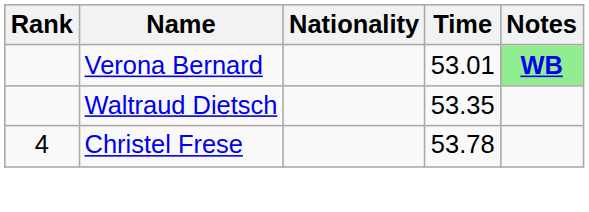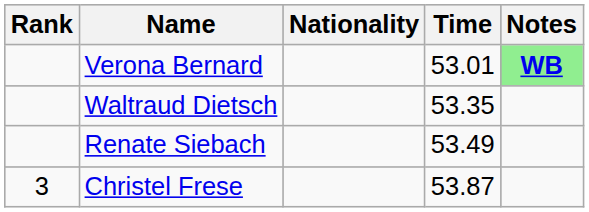+ row: (175, 145)
(42, 145) 4 -> (42, 186) 3
(463, 145) 53.78 -> (463, 186) 53.87
